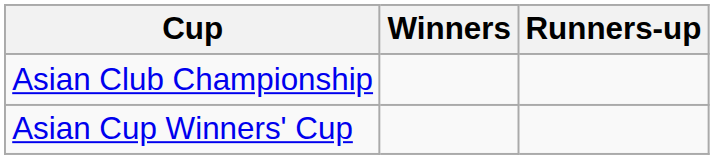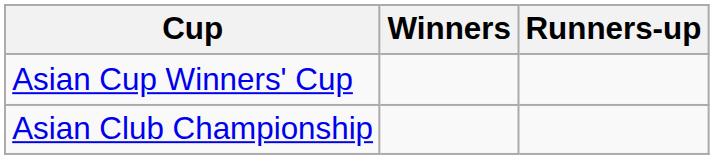rows swapped: (193, 79) <-> (183, 128)
